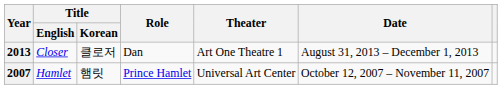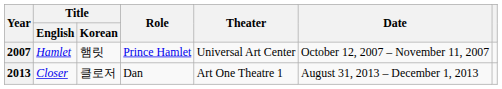rows swapped: (19, 73) <-> (19, 52)
